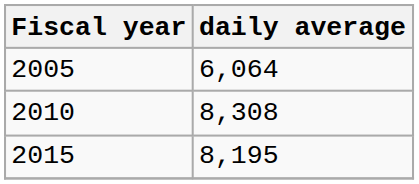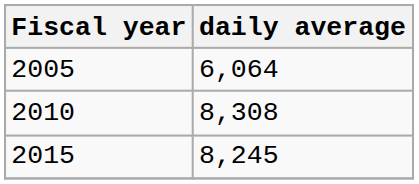(239, 156) 8,195 -> (239, 156) 8,245
